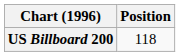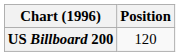(146, 39) 118 -> (146, 39) 120
